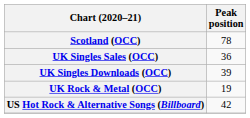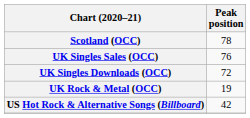(226, 56) 36 -> (226, 56) 76
(226, 72) 39 -> (226, 72) 72
